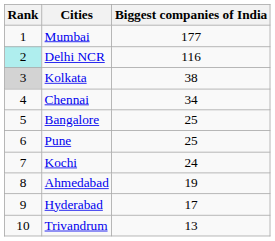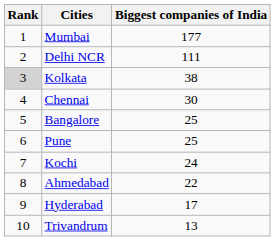(23, 57) paleturquoise background -> (23, 57) no background
(191, 57) 116 -> (191, 57) 111
(191, 99) 34 -> (191, 99) 30
(191, 183) 19 -> (191, 183) 22
